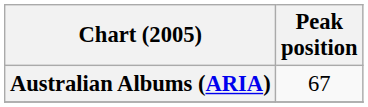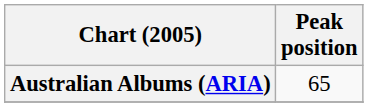(319, 83) 67 -> (319, 83) 65
